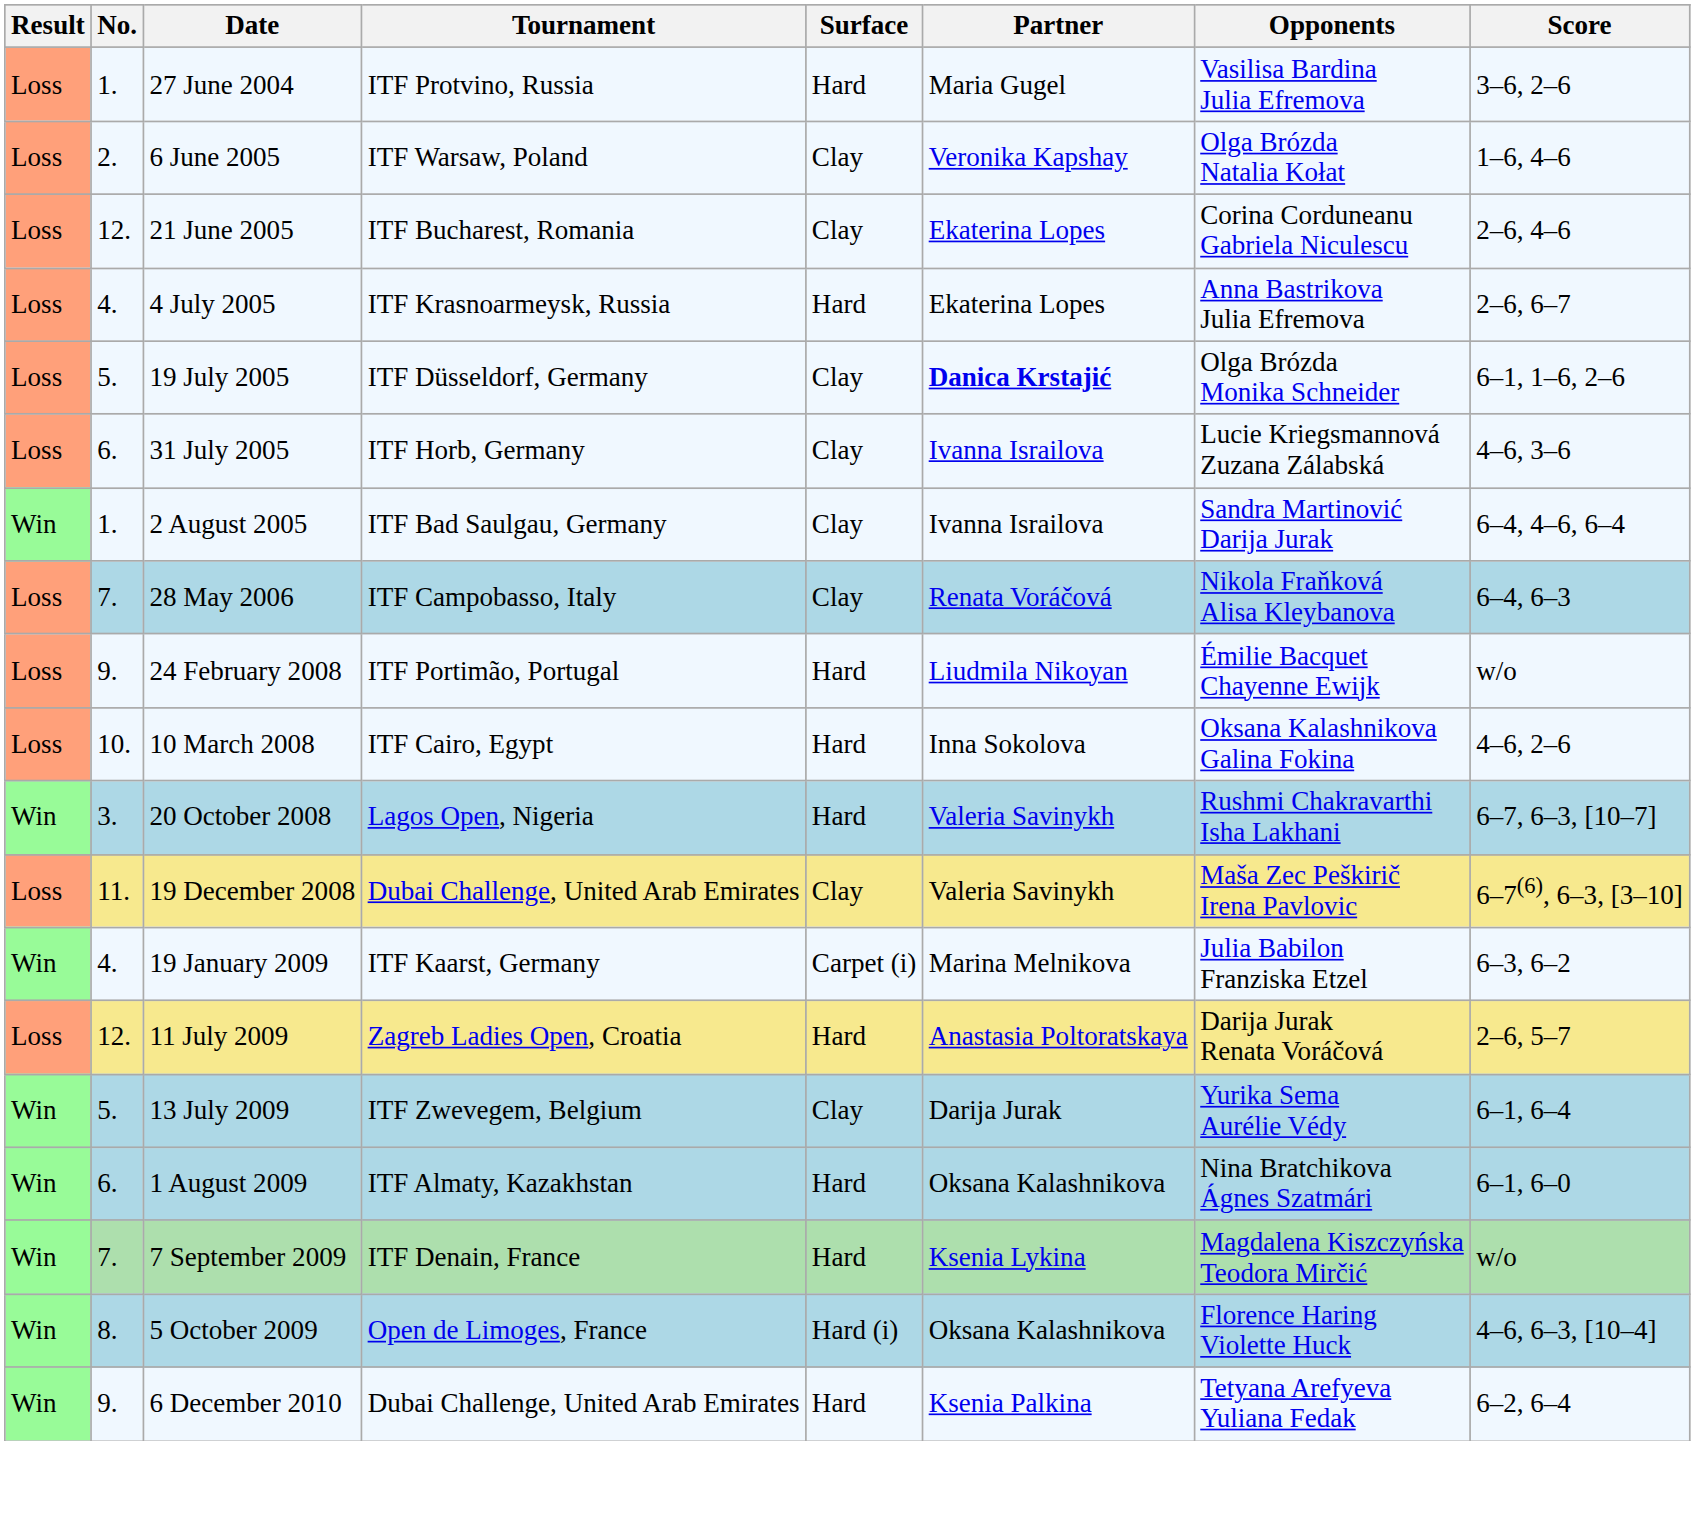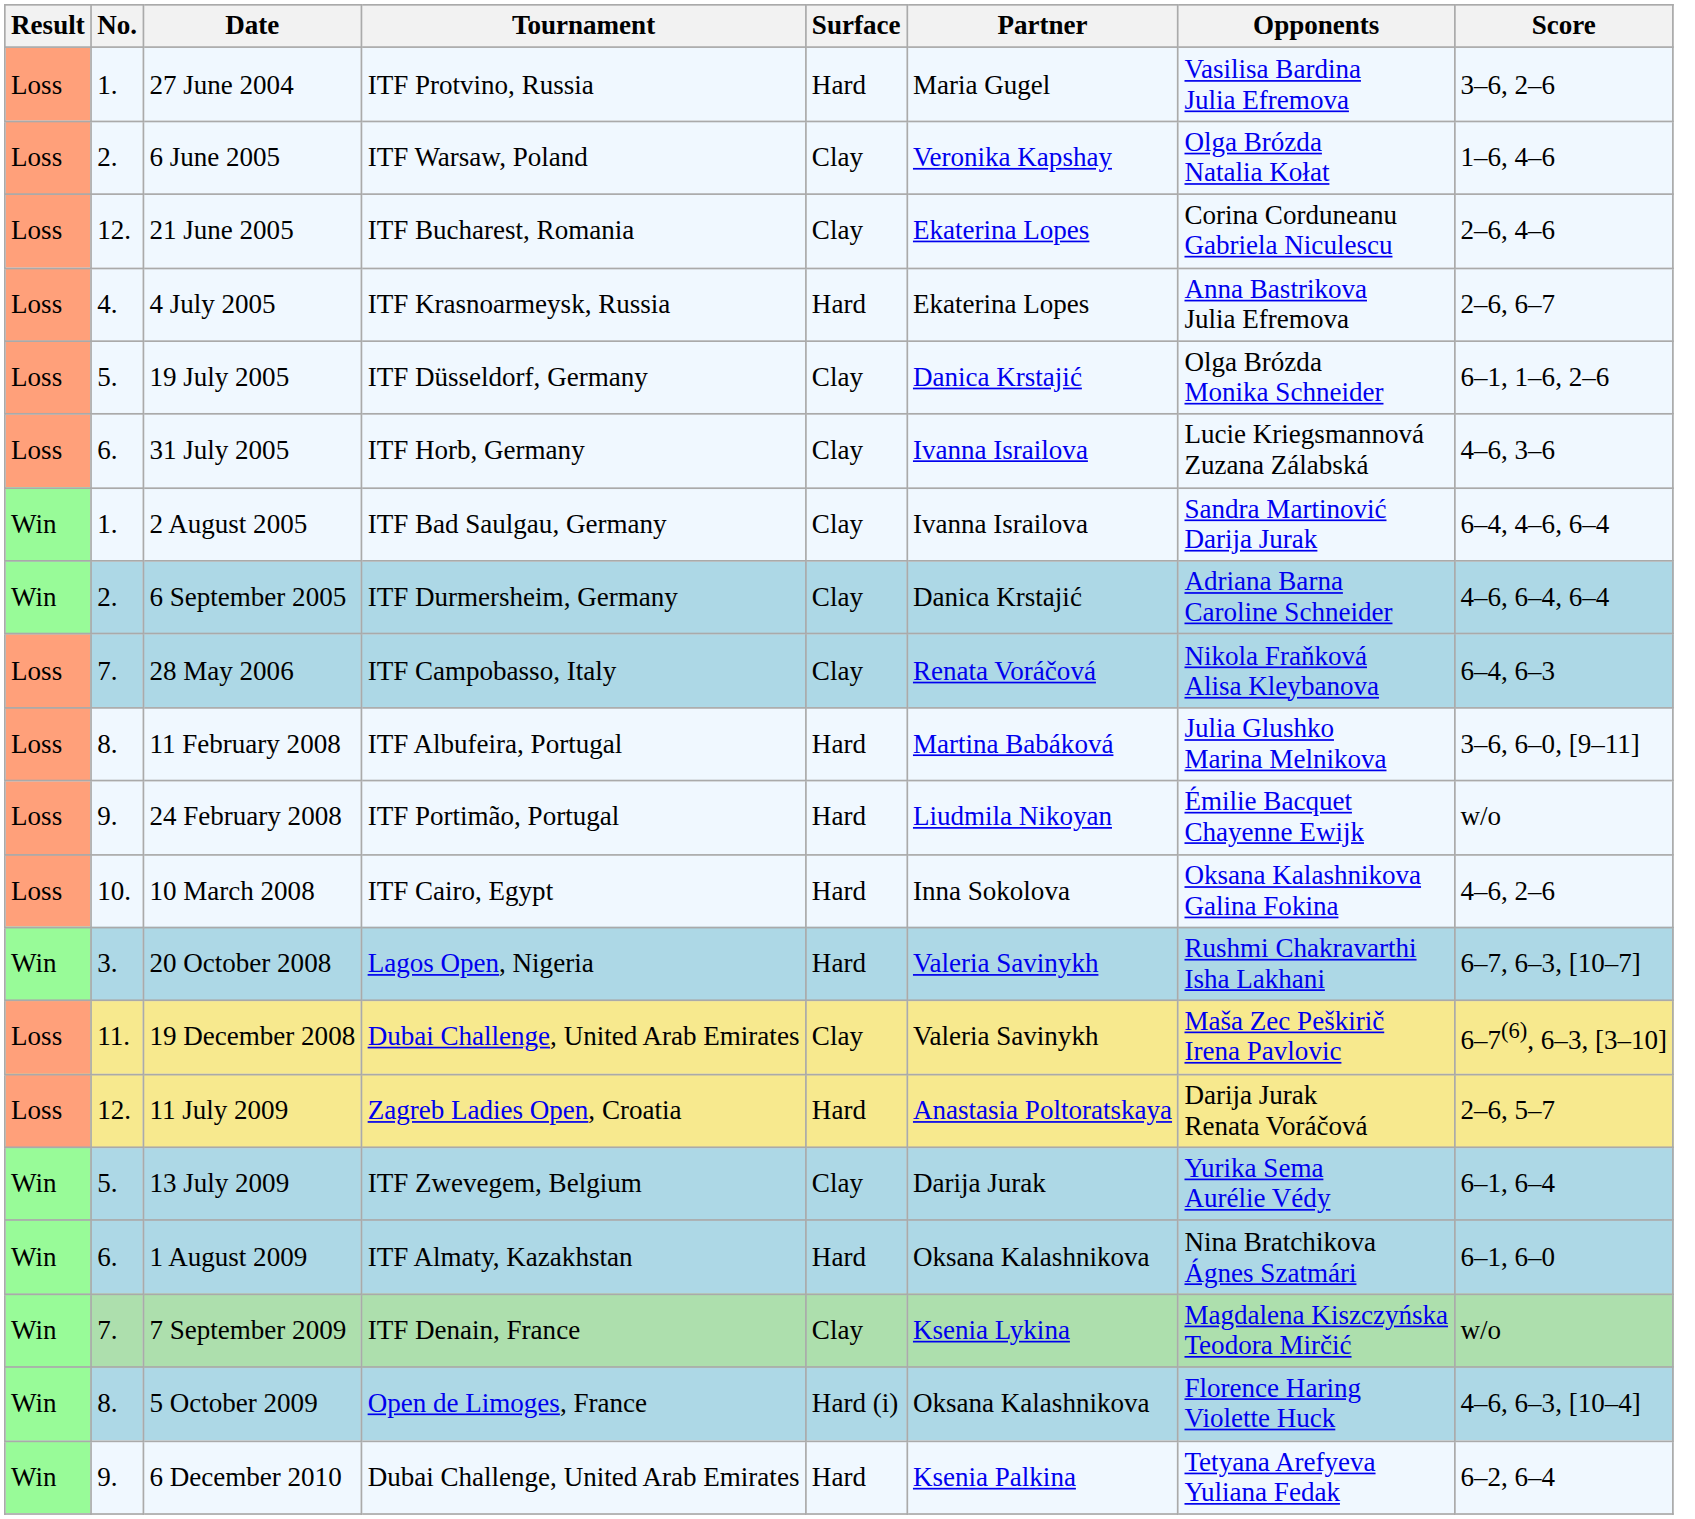(1020, 377) bold -> (997, 377) normal
+ row: (248, 597)
+ row: (245, 743)
- row: (239, 963)
(839, 1256) Hard -> (837, 1330) Clay
